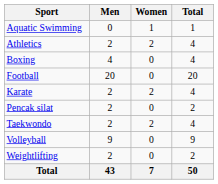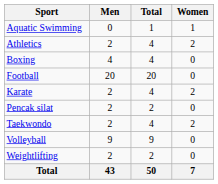columns swapped: (151, 12) <-> (193, 12)
